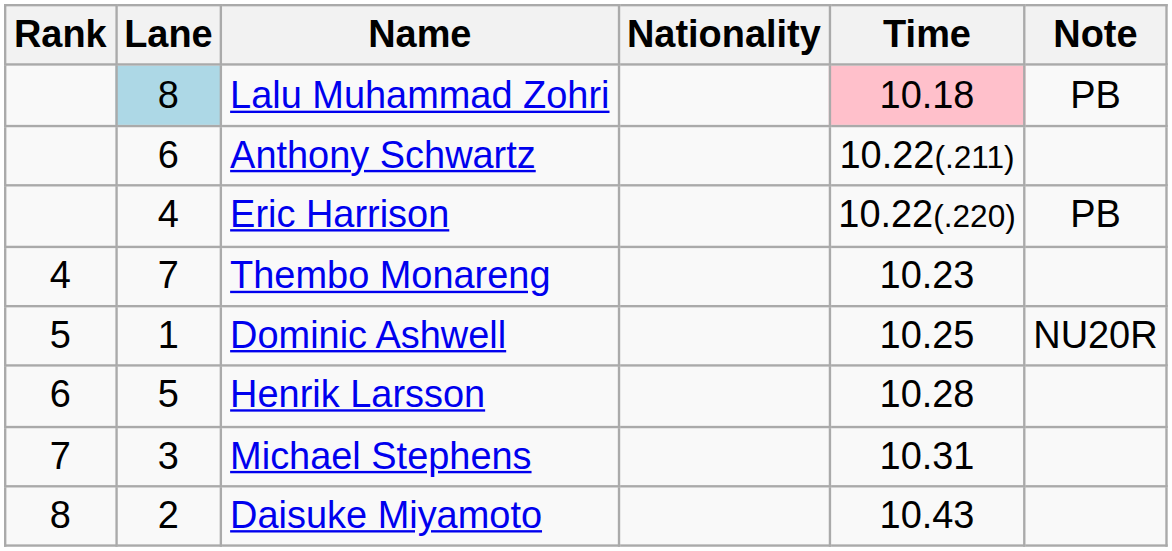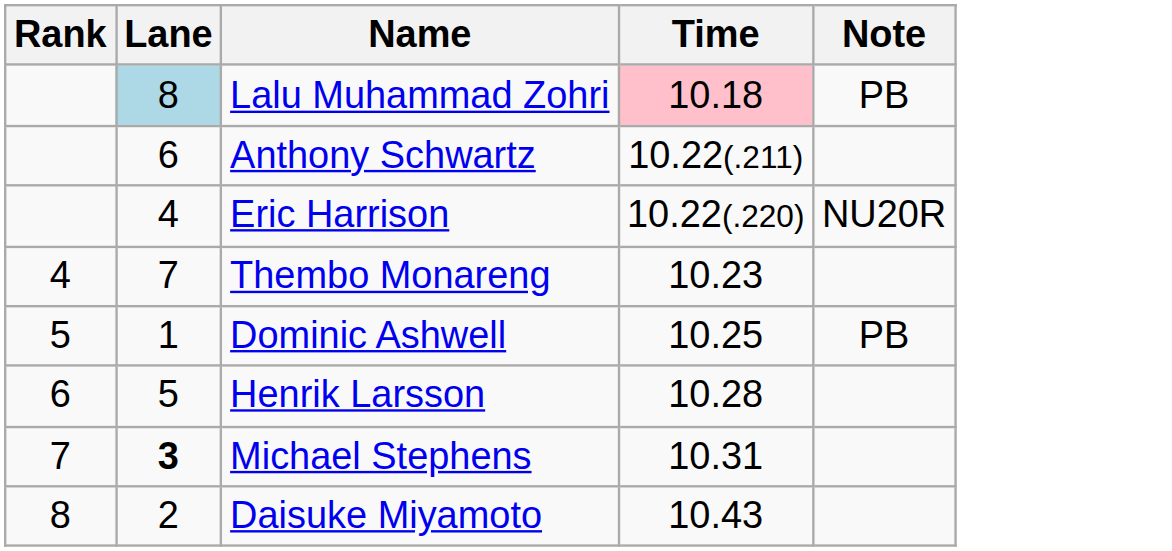- column: (724, 34)
(1095, 214) PB -> (884, 214) NU20R
(1095, 335) NU20R -> (884, 335) PB
(168, 455) normal -> (168, 455) bold
